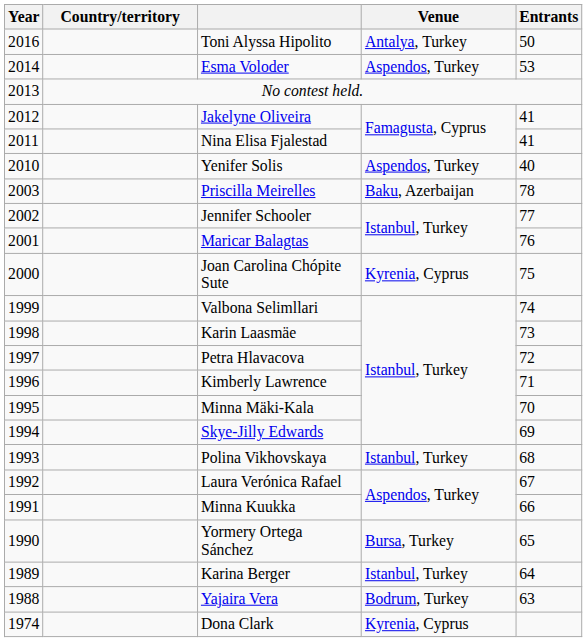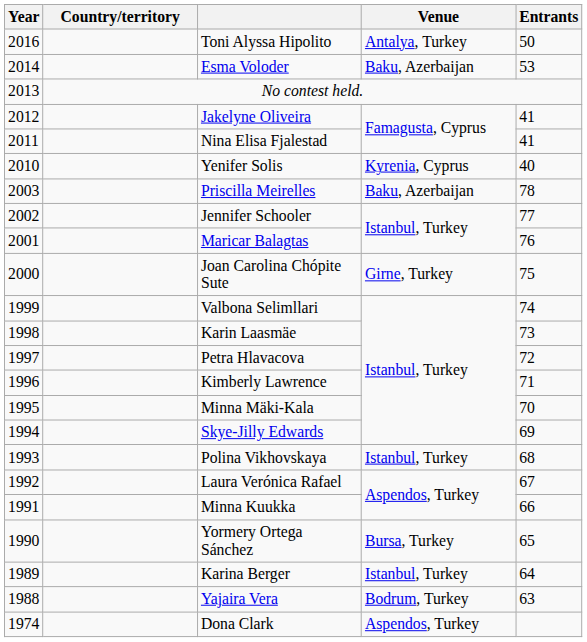(422, 66) Aspendos, Turkey -> (419, 66) Baku, Azerbaijan
(422, 166) Aspendos, Turkey -> (417, 166) Kyrenia, Cyprus
(417, 274) Kyrenia, Cyprus -> (409, 274) Girne, Turkey
(417, 624) Kyrenia, Cyprus -> (422, 624) Aspendos, Turkey
